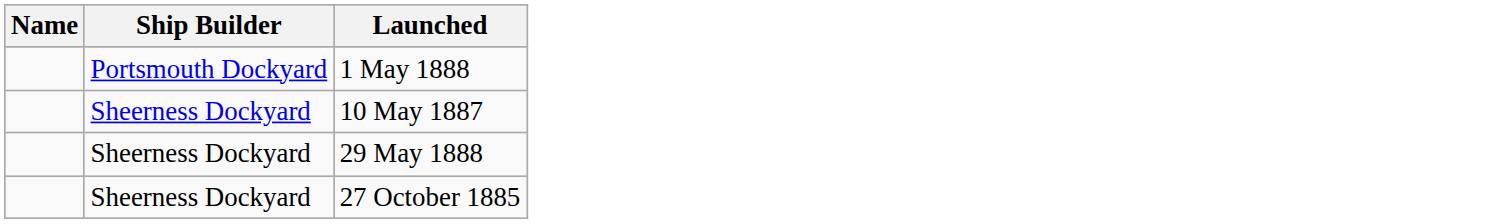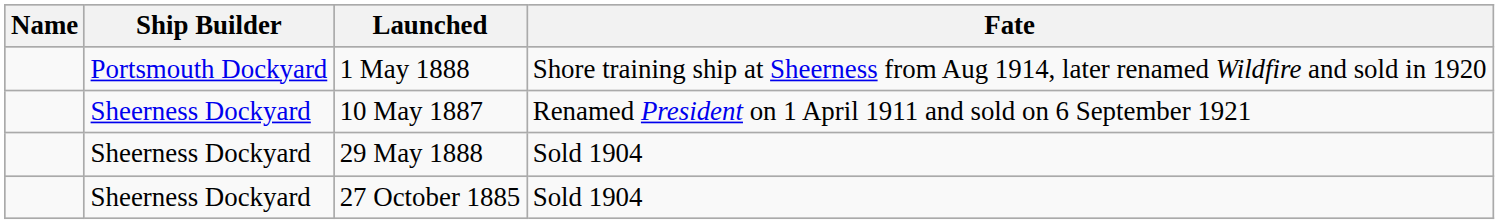+ column: (1010, 25)
